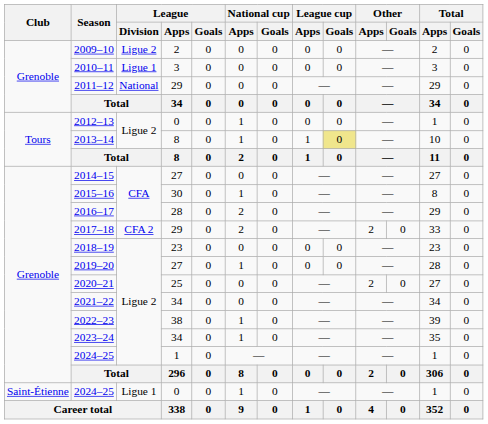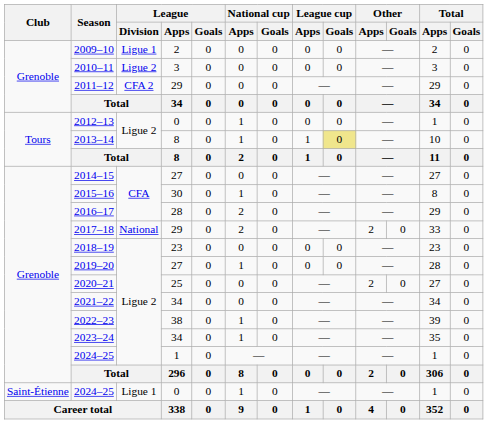(139, 49) Ligue 2 -> (139, 49) Ligue 1
(139, 67) Ligue 1 -> (139, 67) Ligue 2
(139, 85) National -> (139, 85) CFA 2
(139, 229) CFA 2 -> (139, 229) National
